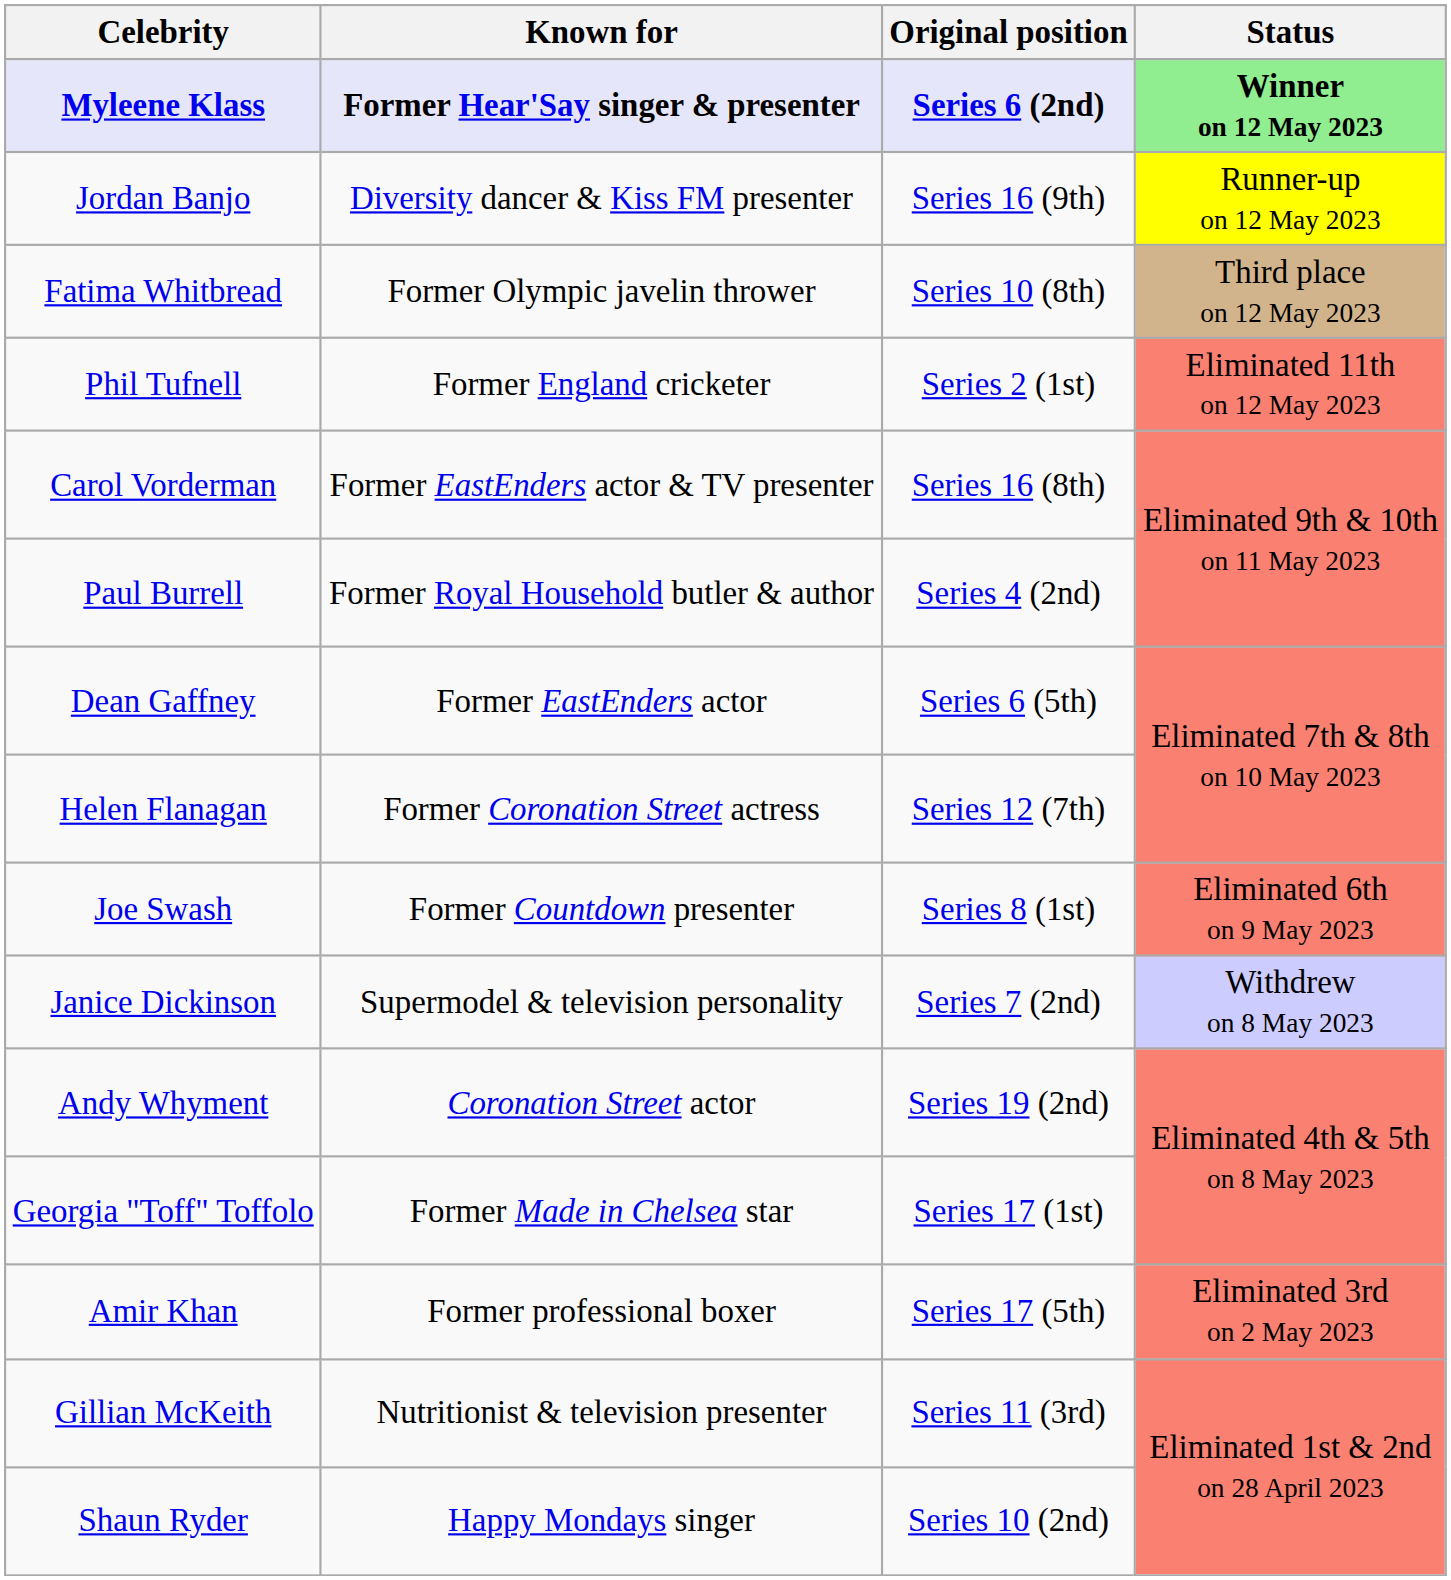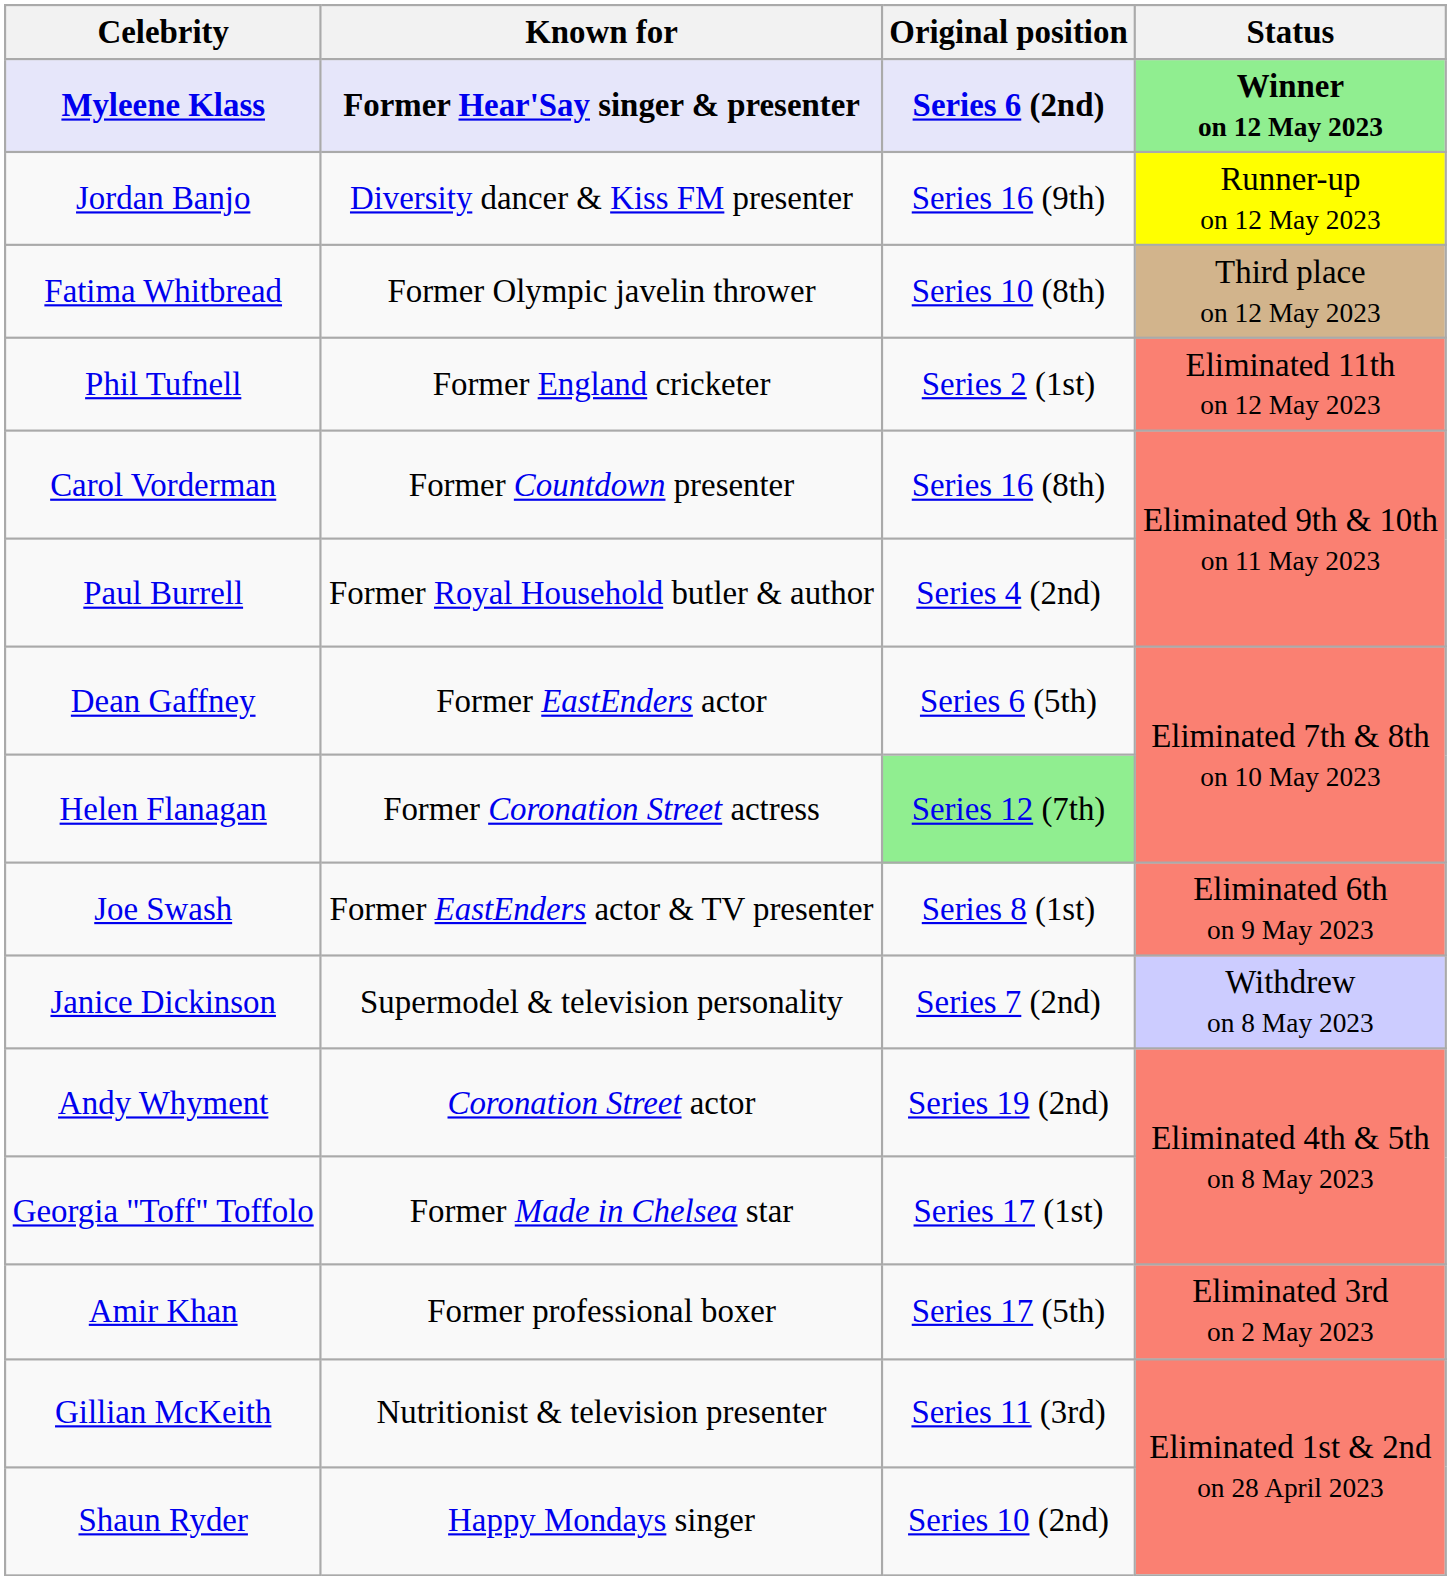(602, 484) Former EastEnders actor & TV presenter -> (602, 484) Former Countdown presenter
(1009, 808) no background -> (1009, 808) lightgreen background
(602, 909) Former Countdown presenter -> (602, 909) Former EastEnders actor & TV presenter
